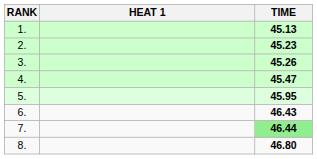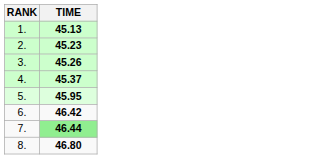- column: (147, 13)
(284, 79) 45.47 -> (68, 79) 45.37
(284, 113) 46.43 -> (68, 113) 46.42
